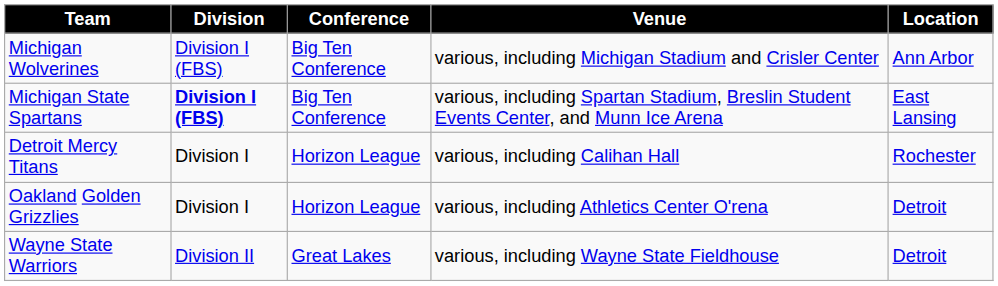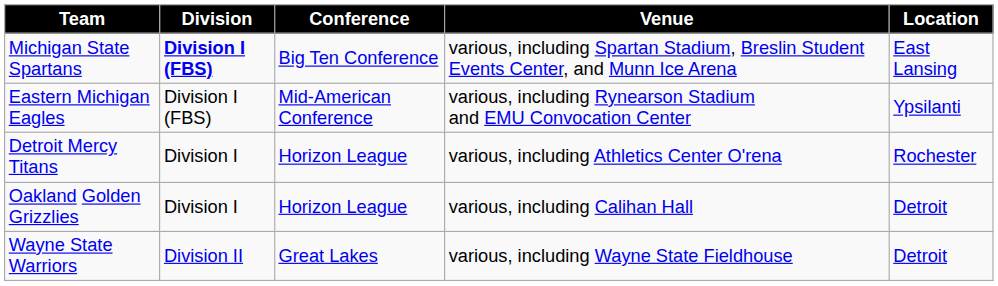- row: (54, 58)
+ row: (79, 107)
(557, 157) various, including Calihan Hall -> (615, 157) various, including Athletics Center O'rena
(601, 206) various, including Athletics Center O'rena -> (571, 206) various, including Calihan Hall
